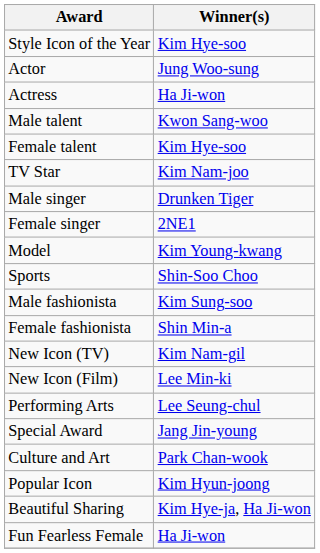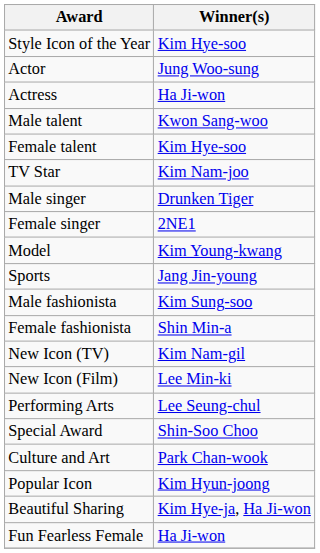(208, 276) Shin-Soo Choo -> (207, 276) Jang Jin-young
(207, 431) Jang Jin-young -> (208, 431) Shin-Soo Choo
